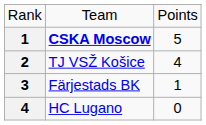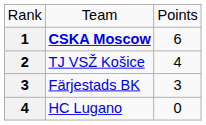(178, 39) 5 -> (178, 39) 6
(178, 85) 1 -> (178, 85) 3
